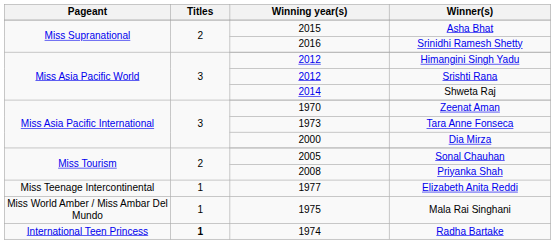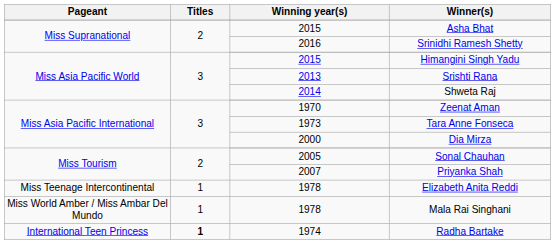(310, 60) 2012 -> (310, 60) 2015
(310, 76) 2012 -> (310, 76) 2013
(310, 172) 2008 -> (310, 172) 2007
(310, 188) 1977 -> (310, 188) 1978
(310, 209) 1975 -> (310, 209) 1978
